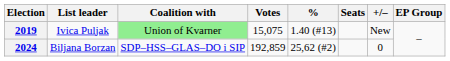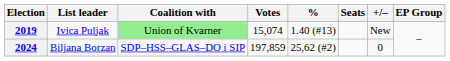(268, 30) 15,075 -> (268, 30) 15,074
(268, 47) 192,859 -> (268, 47) 197,859
